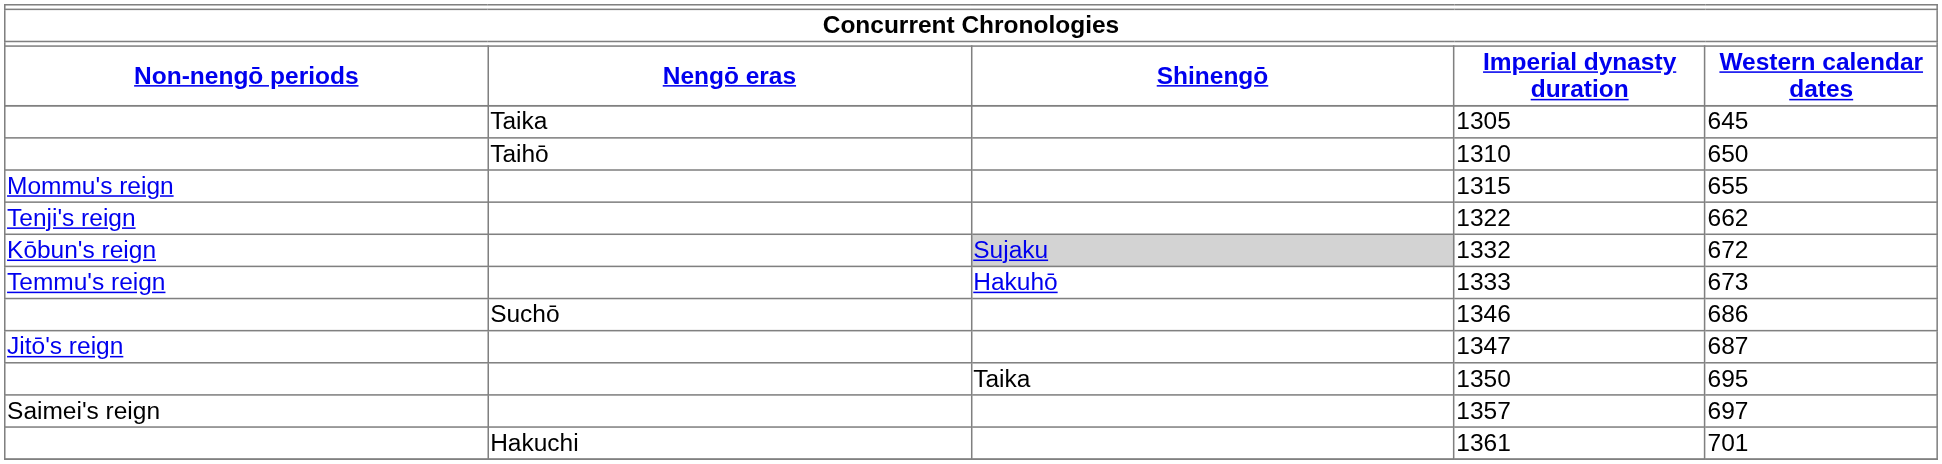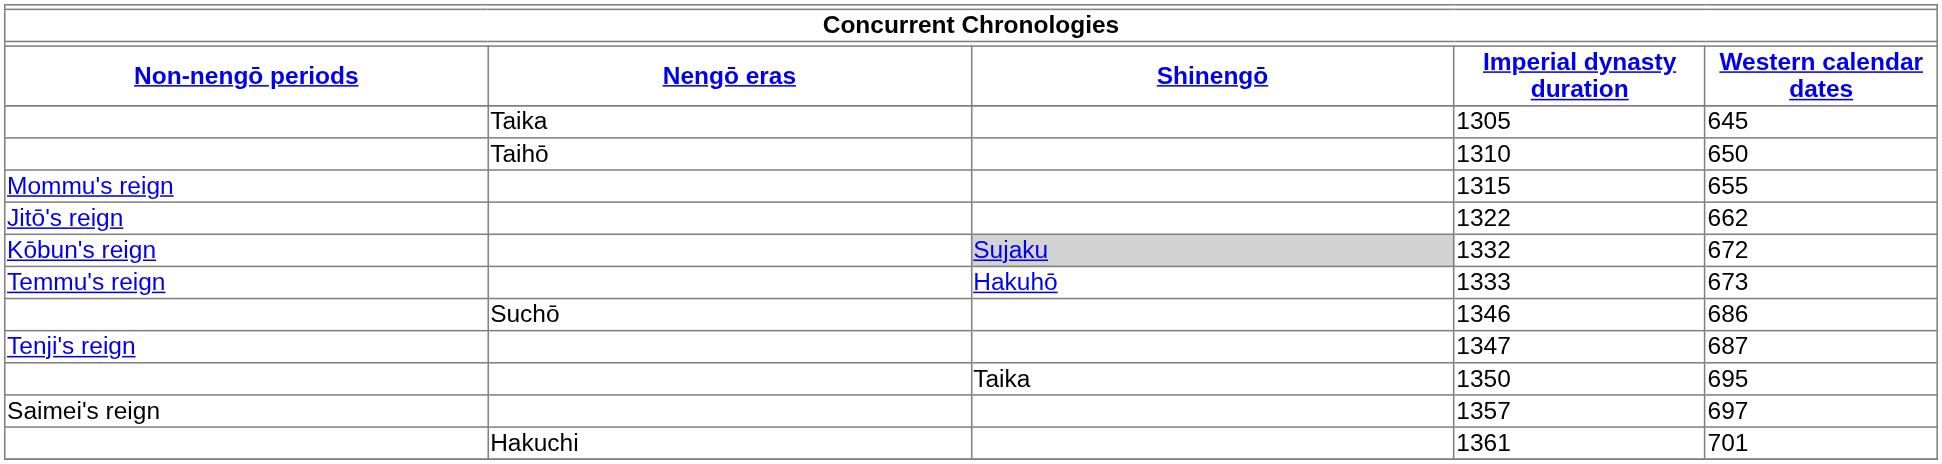(71, 217) Tenji's reign -> (65, 217) Jitō's reign
(65, 346) Jitō's reign -> (71, 346) Tenji's reign
